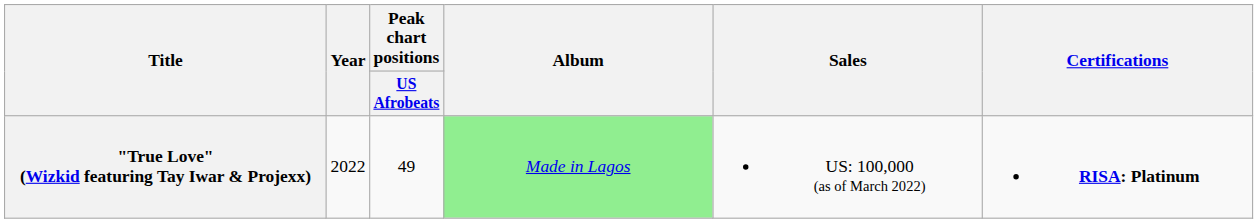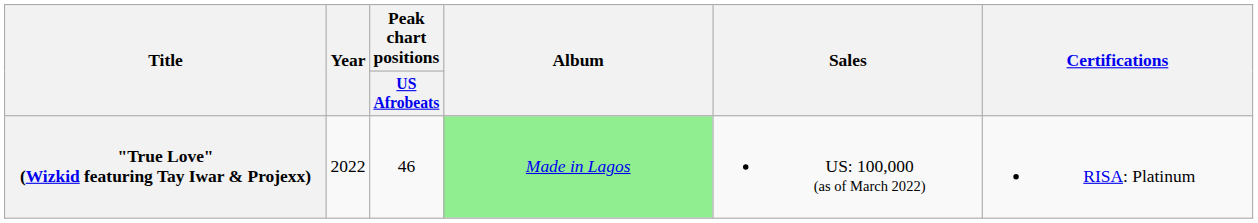(406, 166) 49 -> (406, 166) 46
(1117, 177) bold -> (1117, 177) normal
